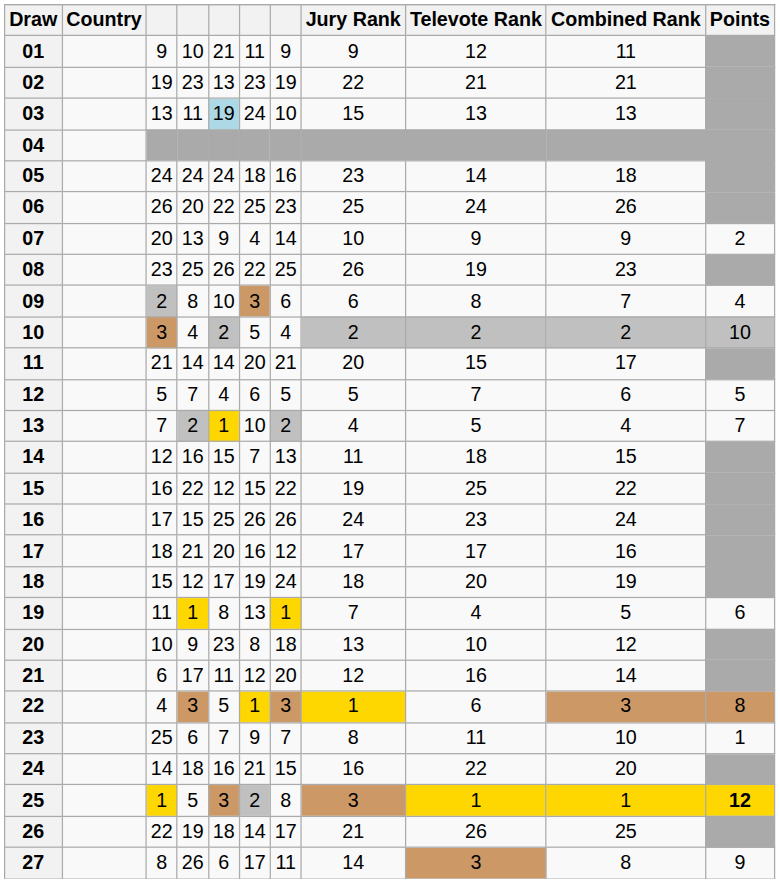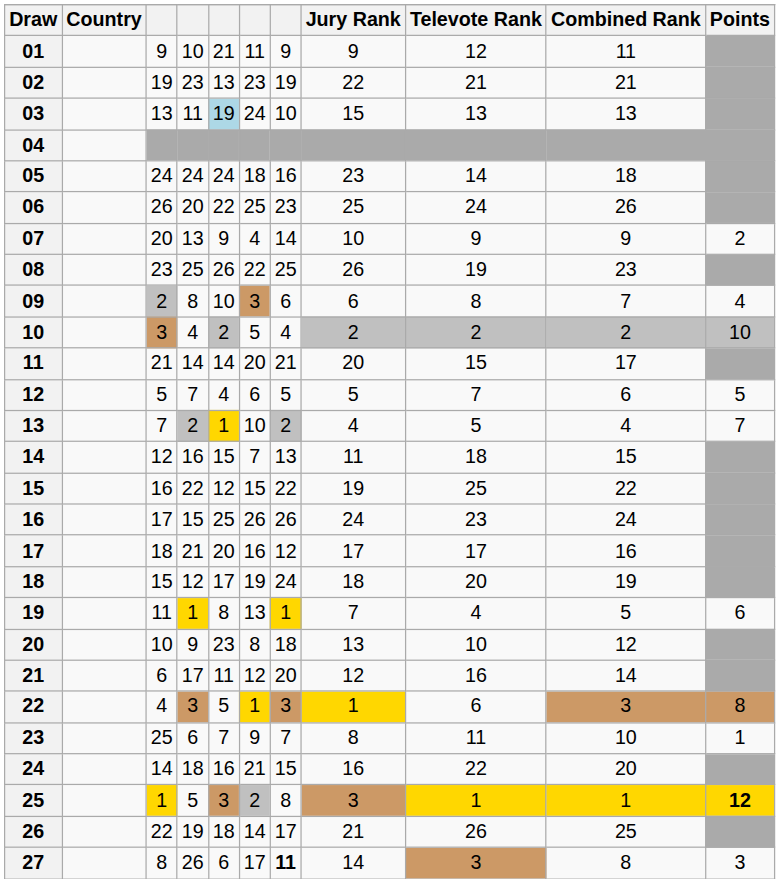(286, 862) normal -> (286, 862) bold
(740, 862) 9 -> (740, 862) 3
